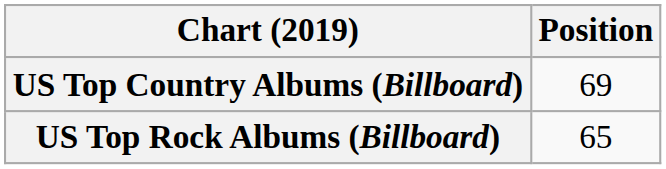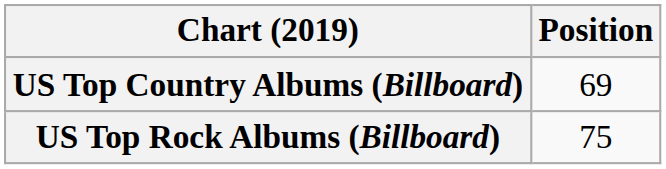(596, 136) 65 -> (596, 136) 75
